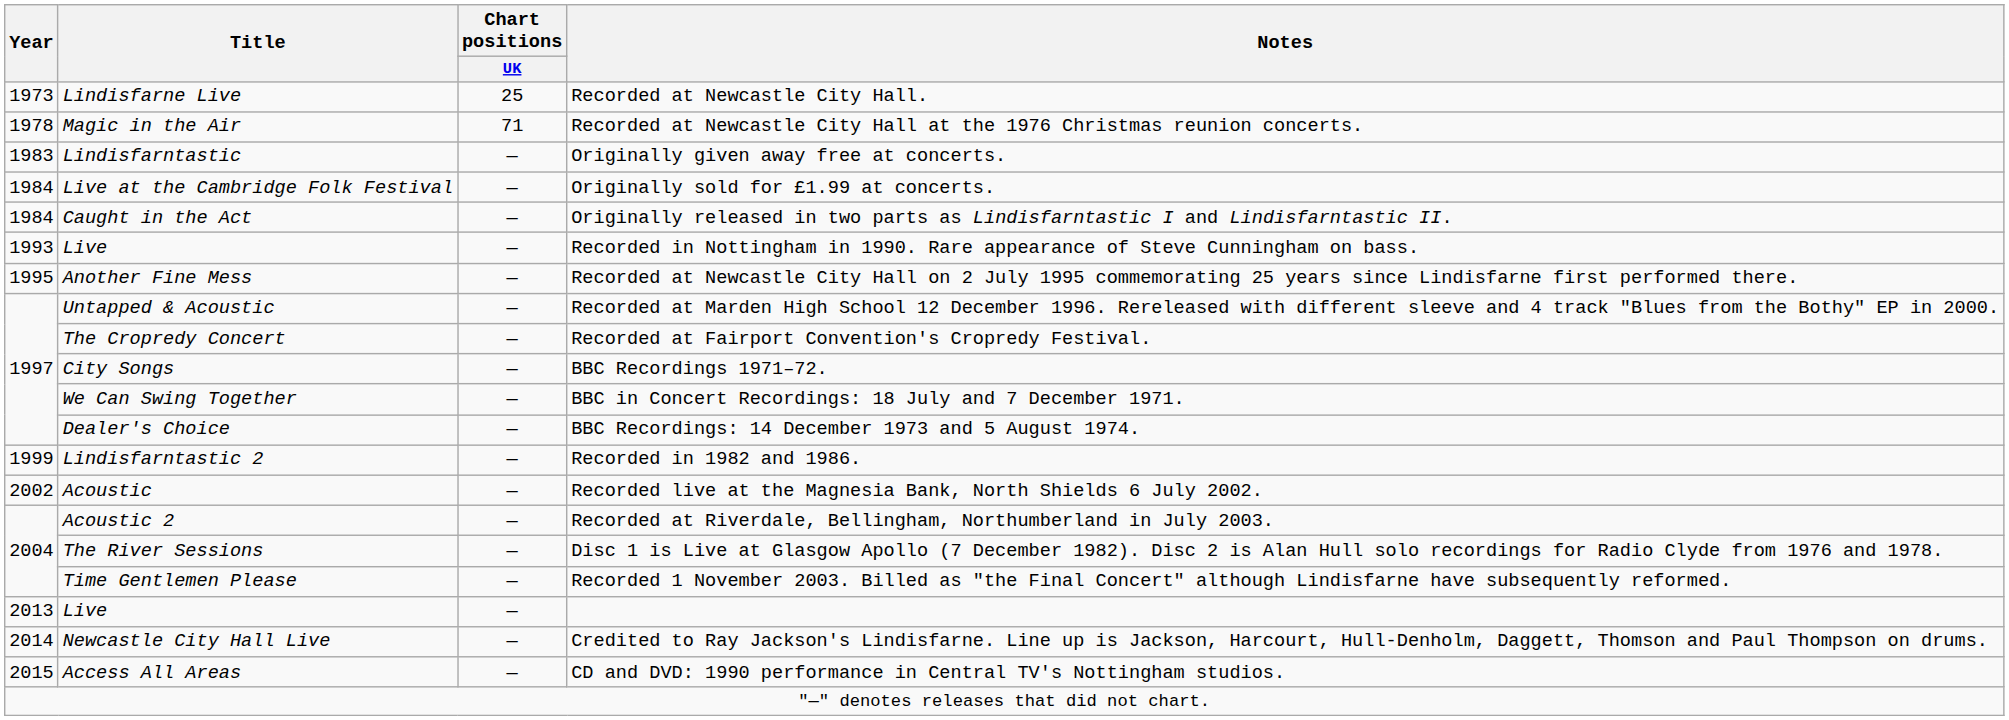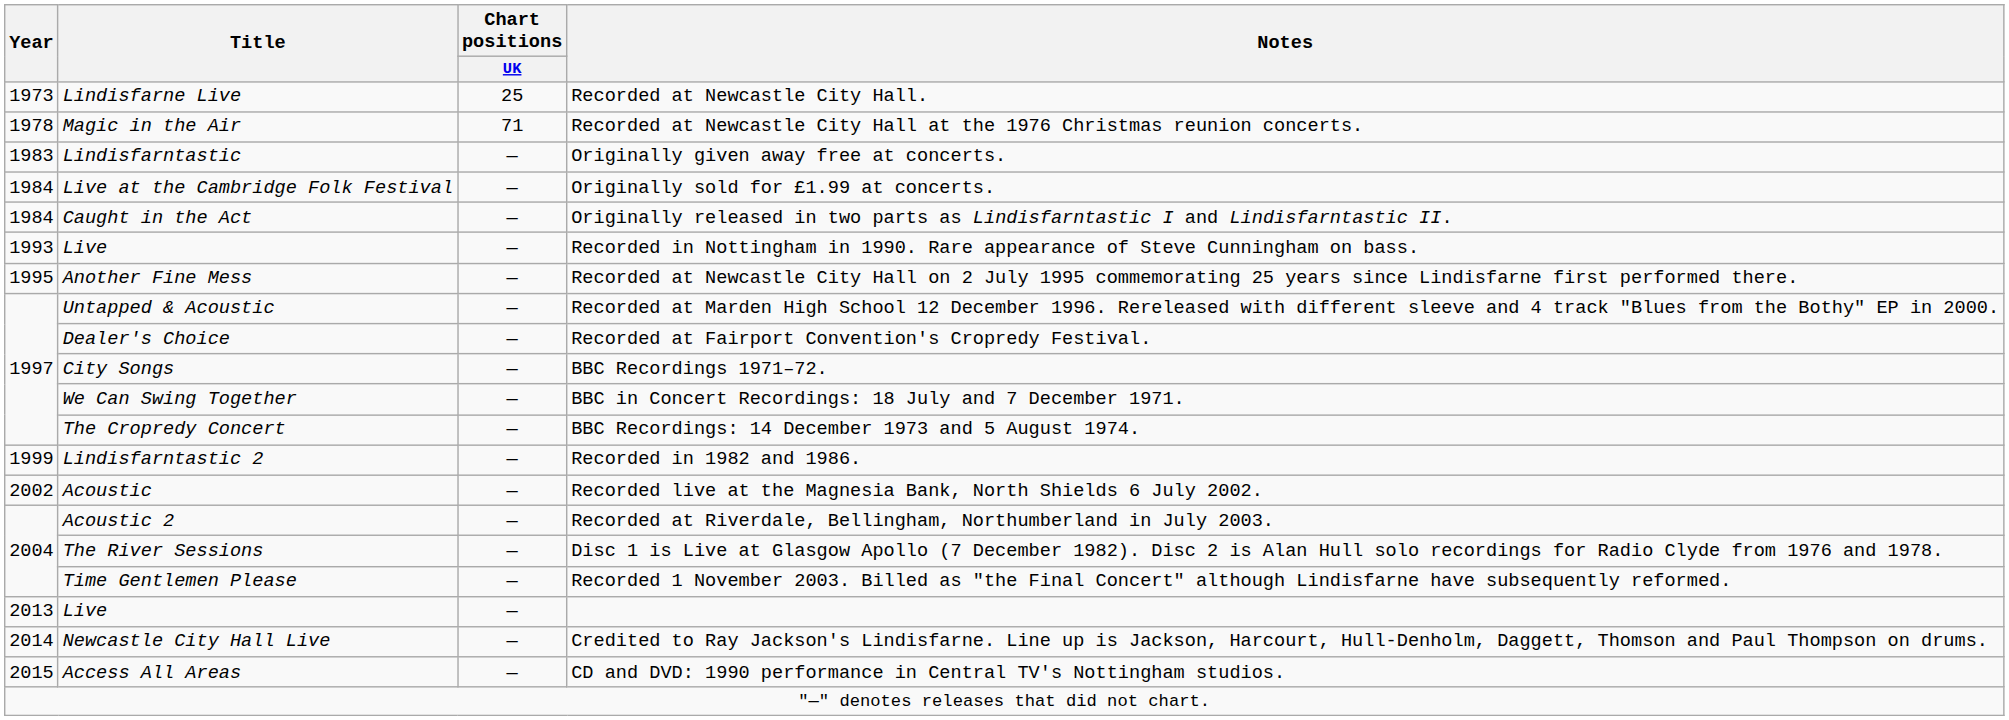(174, 339) The Cropredy Concert -> (146, 339) Dealer's Choice
(146, 430) Dealer's Choice -> (174, 430) The Cropredy Concert
